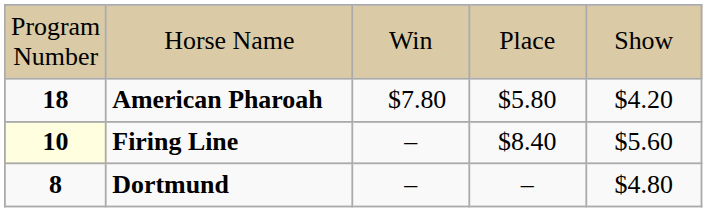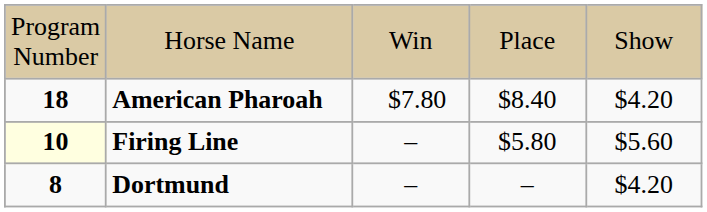(527, 99) $5.80 -> (527, 99) $8.40
(527, 142) $8.40 -> (527, 142) $5.80
(644, 185) $4.80 -> (644, 185) $4.20
